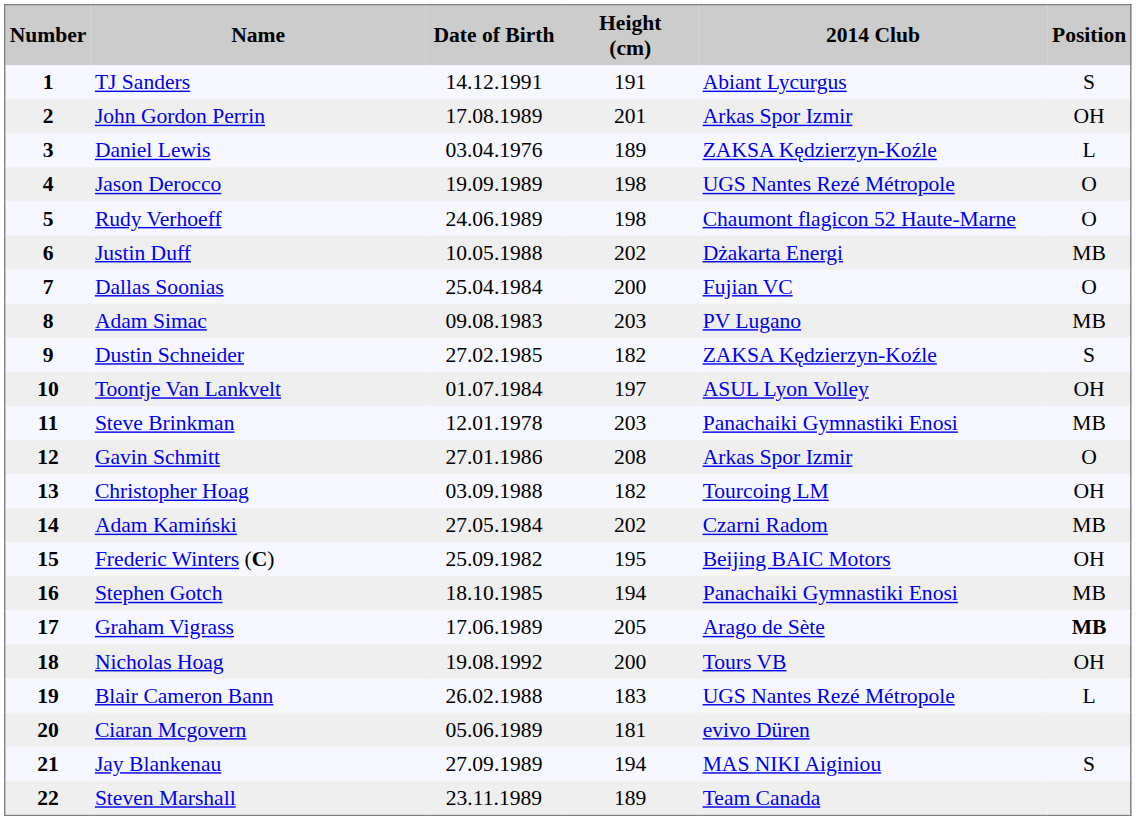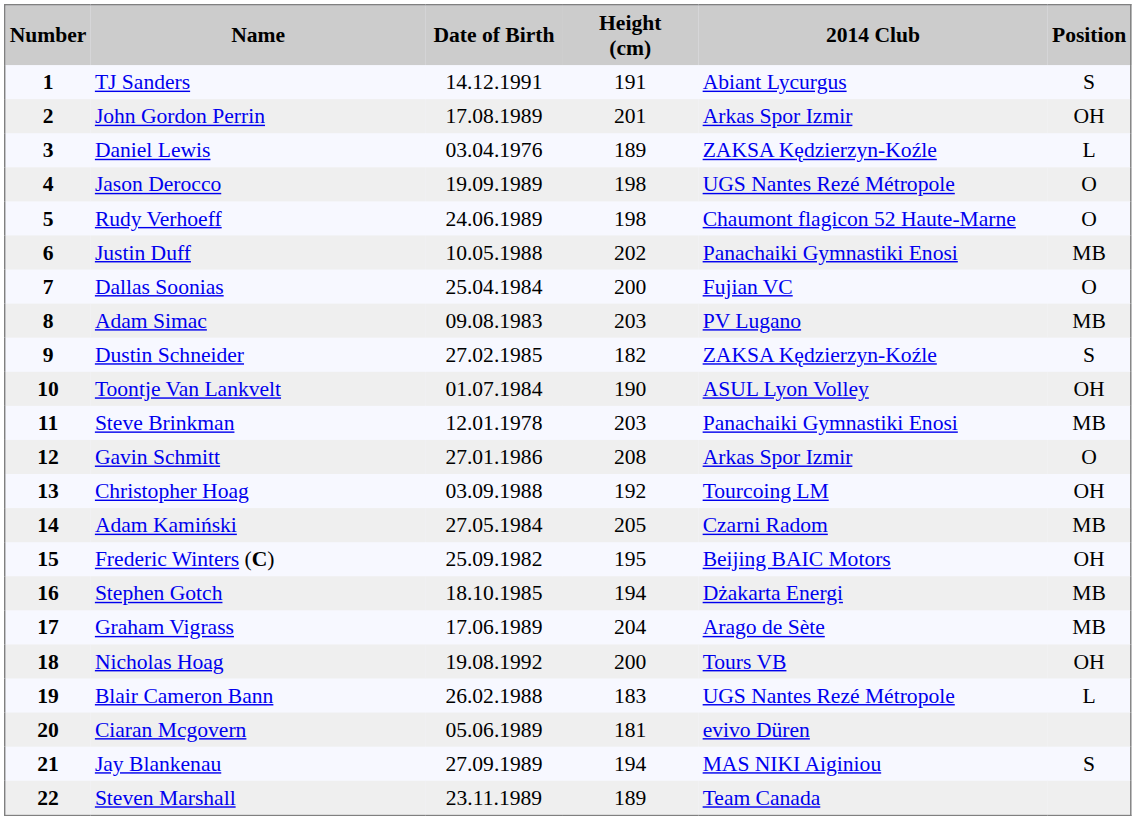(773, 252) Dżakarta Energi -> (830, 252) Panachaiki Gymnastiki Enosi
(630, 388) 197 -> (630, 388) 190
(630, 490) 182 -> (630, 490) 192
(630, 524) 202 -> (630, 524) 205
(830, 593) Panachaiki Gymnastiki Enosi -> (773, 593) Dżakarta Energi
(630, 627) 205 -> (630, 627) 204
(1089, 627) bold -> (1089, 627) normal
